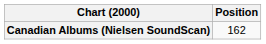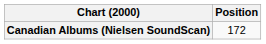(237, 30) 162 -> (237, 30) 172
